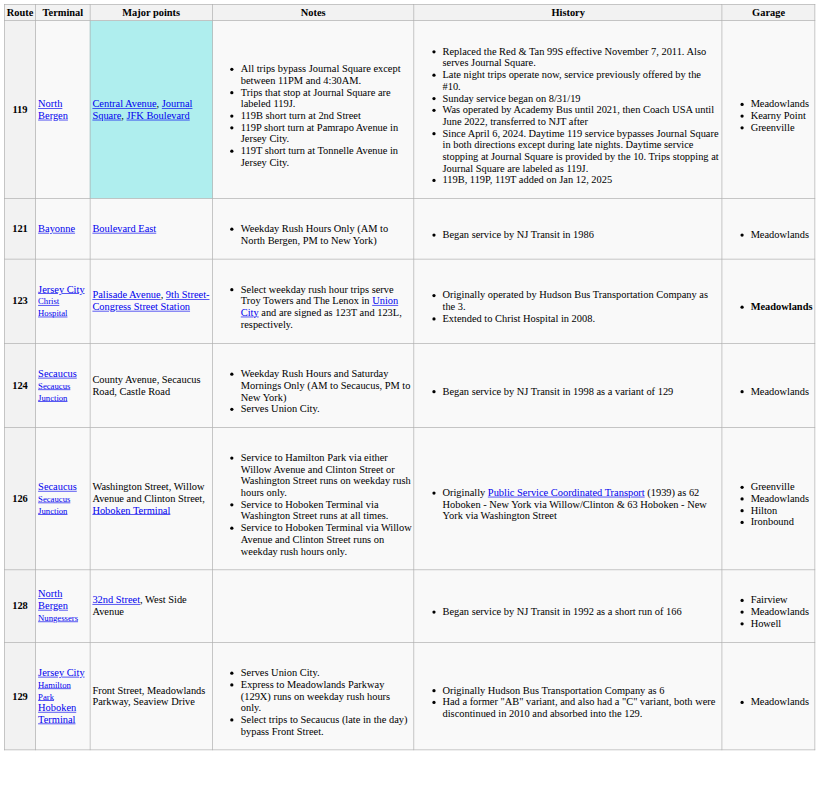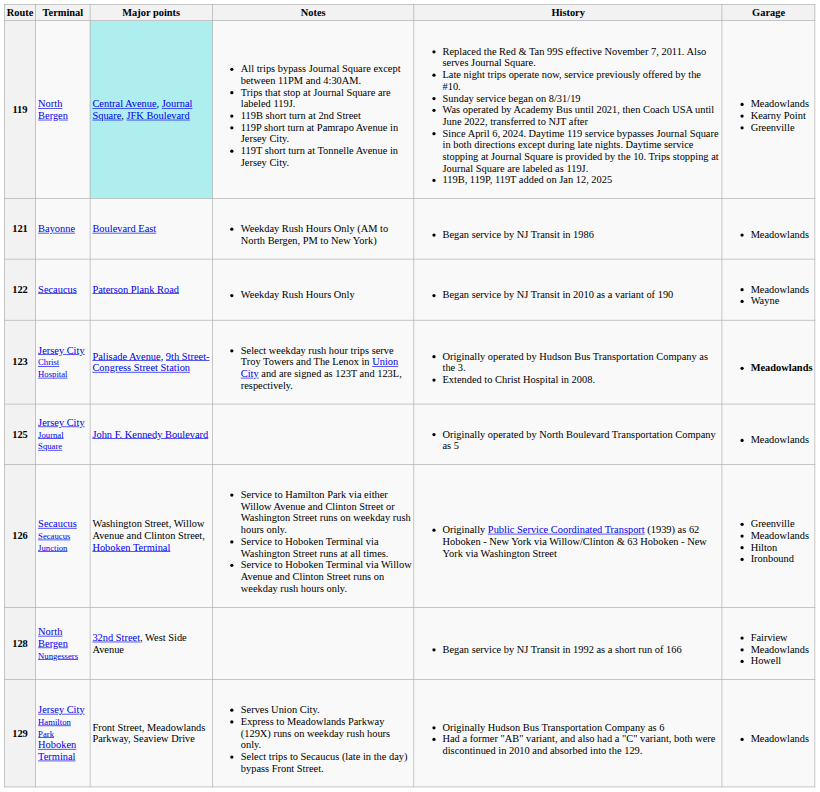+ row: (20, 289)
- row: (20, 385)
+ row: (20, 434)
